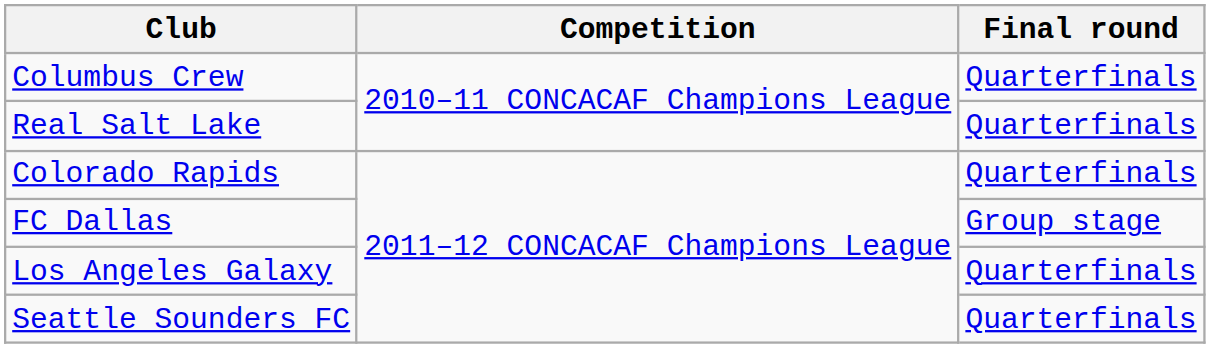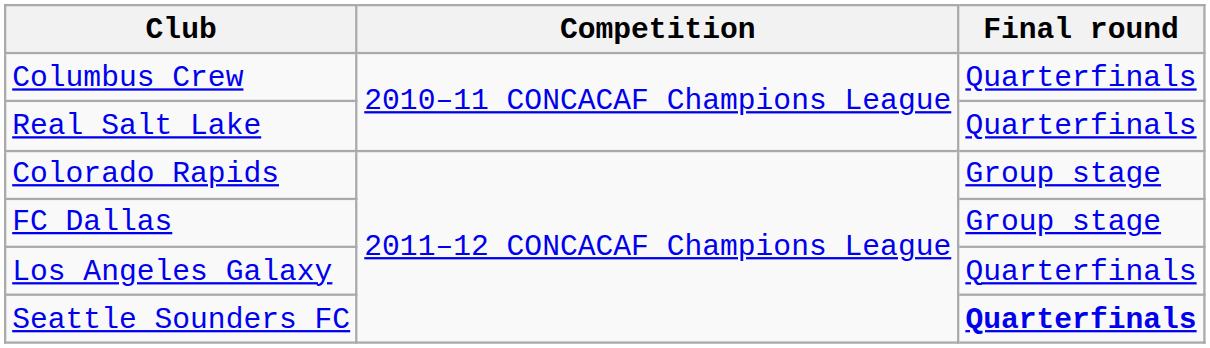(1081, 174) Quarterfinals -> (1063, 174) Group stage
(1081, 319) normal -> (1081, 319) bold
